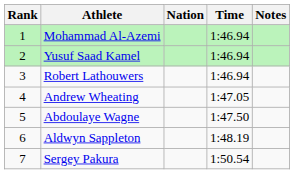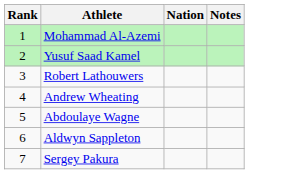- column: (230, 14)
